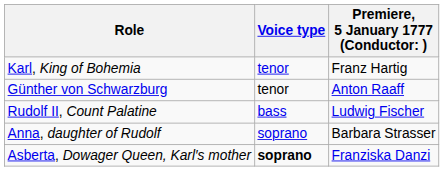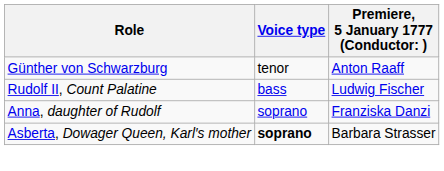- row: (74, 68)
(384, 133) Barbara Strasser -> (381, 111) Franziska Danzi
(381, 155) Franziska Danzi -> (384, 133) Barbara Strasser
